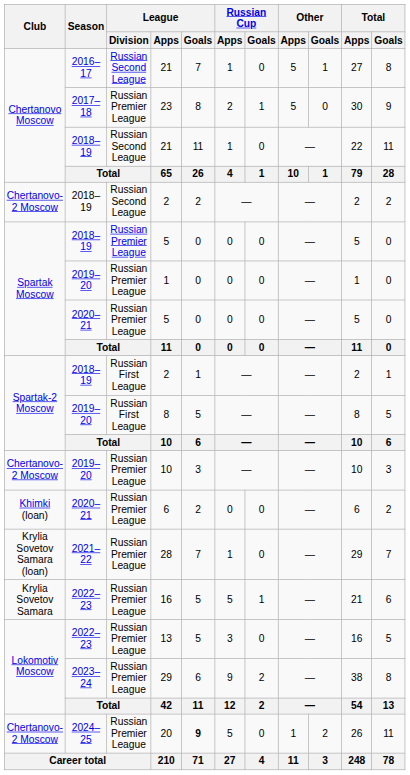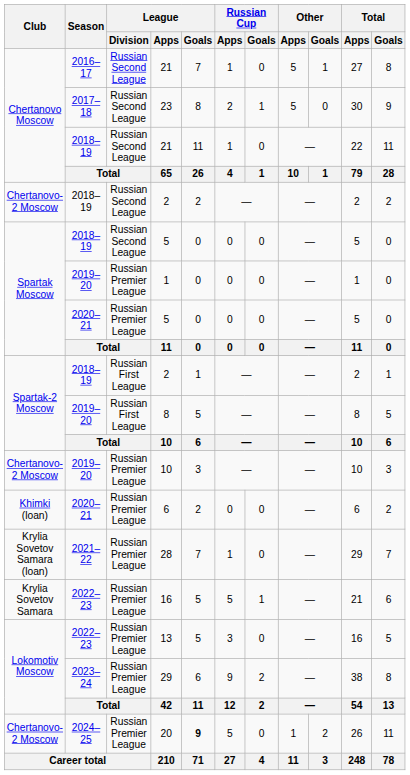(129, 107) Russian Premier League -> (129, 107) Russian Second League
(129, 241) Russian Premier League -> (129, 241) Russian Second League
